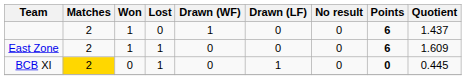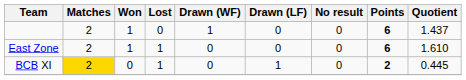(435, 48) 1.609 -> (435, 48) 1.610
(387, 65) 0 -> (387, 65) 2
